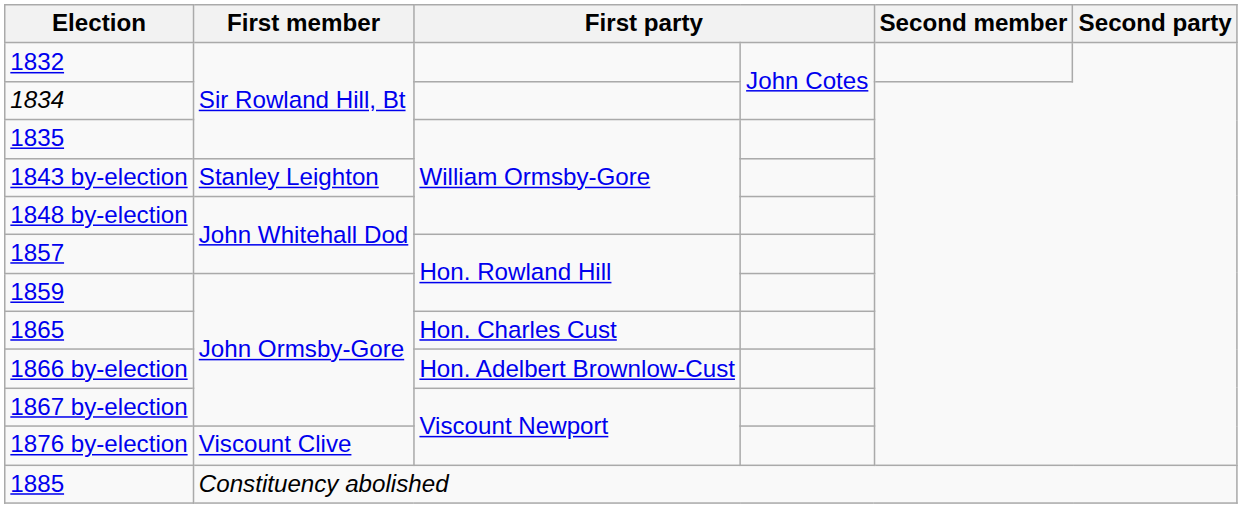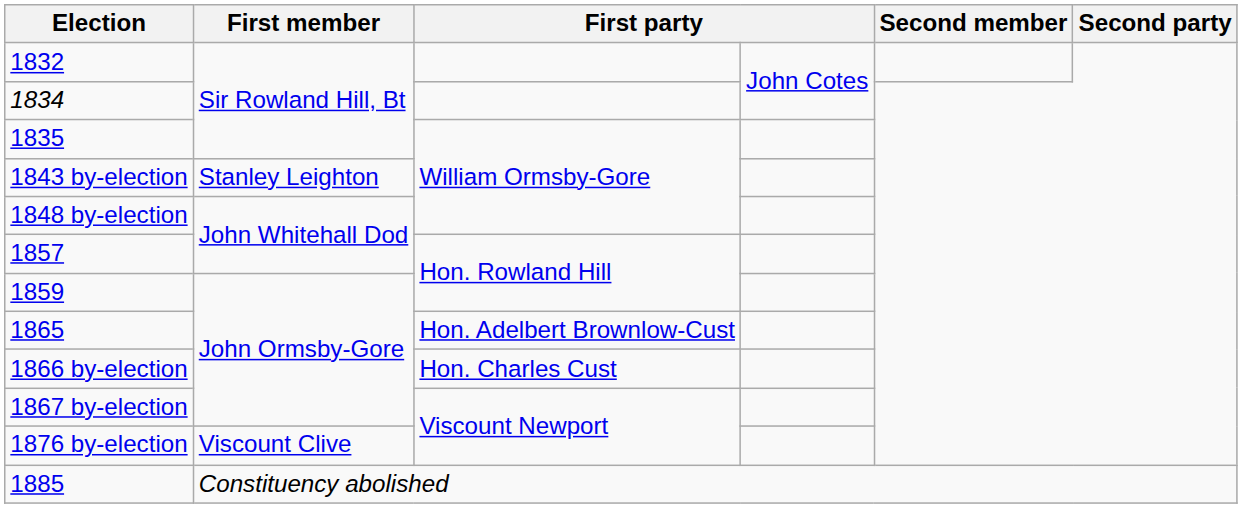(518, 330) Hon. Charles Cust -> (577, 330) Hon. Adelbert Brownlow-Cust
(577, 368) Hon. Adelbert Brownlow-Cust -> (518, 368) Hon. Charles Cust
